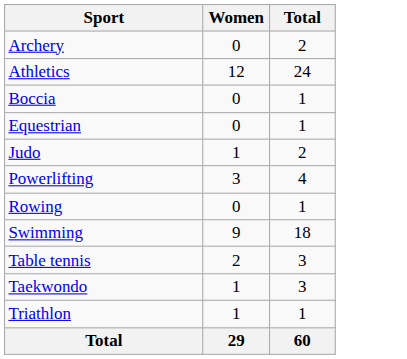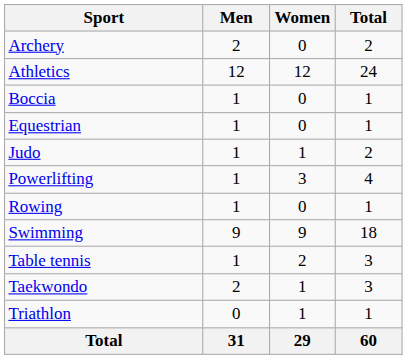+ column: (236, 17)
